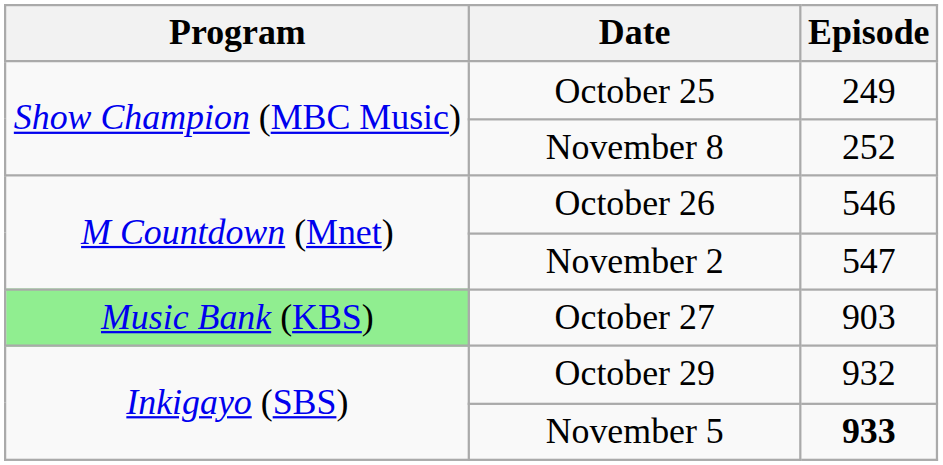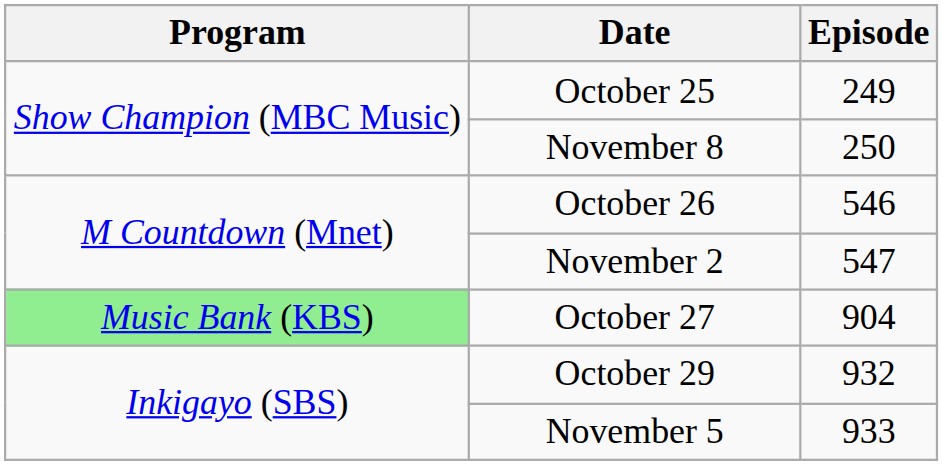(869, 146) 252 -> (869, 146) 250
(869, 317) 903 -> (869, 317) 904
(869, 430) bold -> (869, 430) normal
